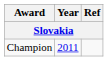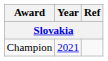(68, 47) 2011 -> (68, 47) 2021
